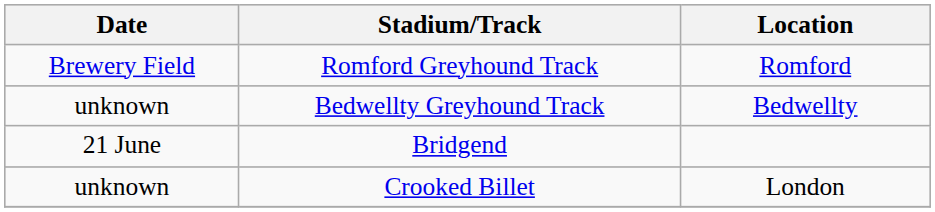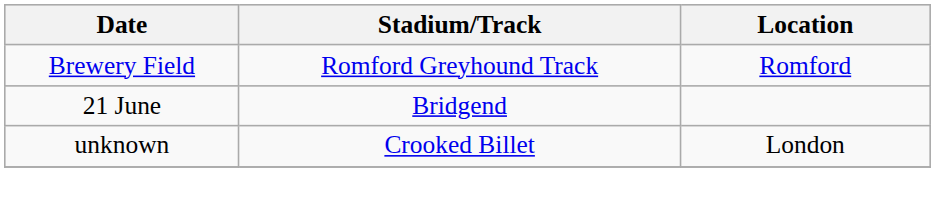- row: (460, 105)
